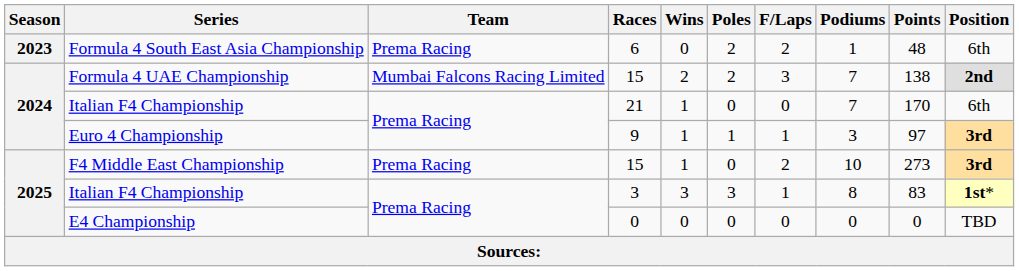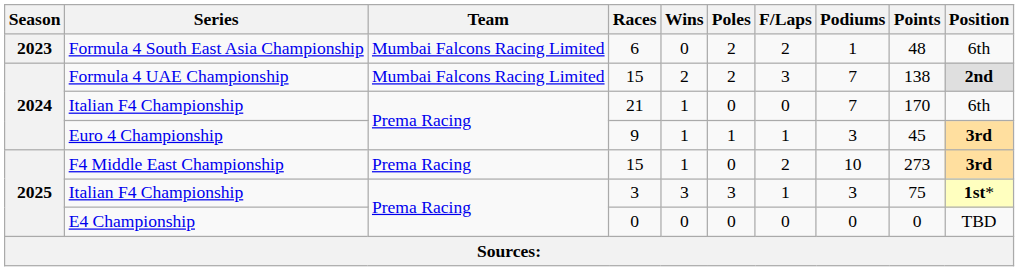(421, 48) Prema Racing -> (488, 48) Mumbai Falcons Racing Limited
(917, 135) 97 -> (917, 135) 45
(853, 193) 8 -> (853, 193) 3
(917, 193) 83 -> (917, 193) 75
